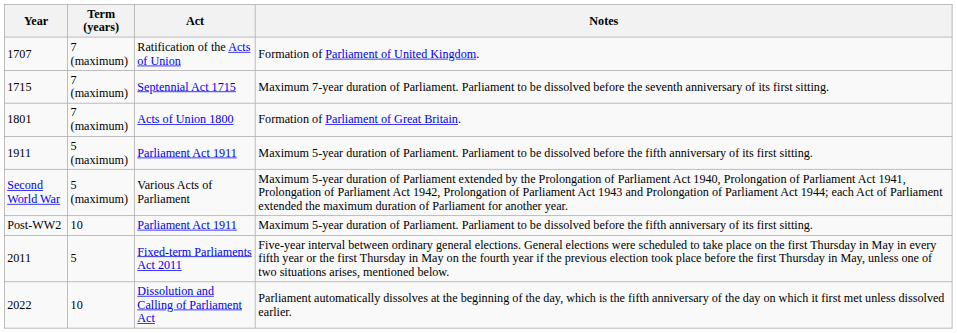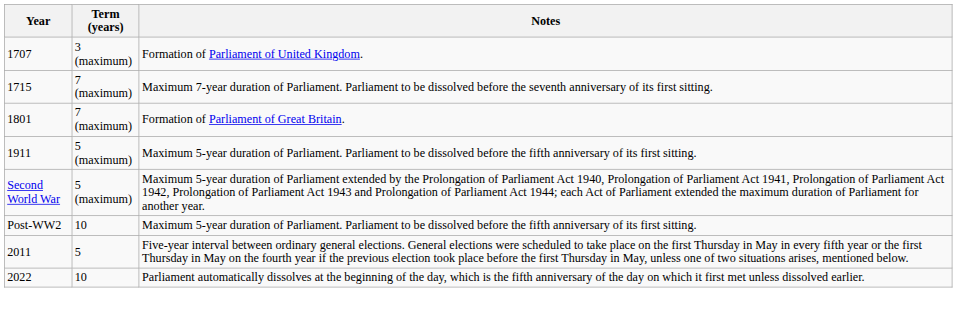- column: (195, 20)
(99, 53) 7 (maximum) -> (103, 53) 3 (maximum)
